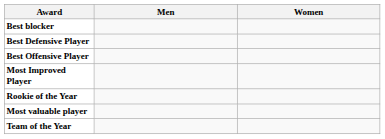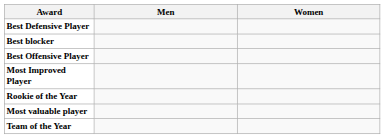rows swapped: (30, 26) <-> (48, 41)
